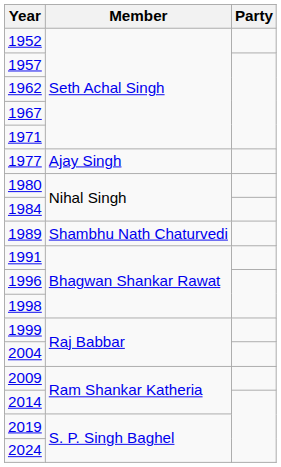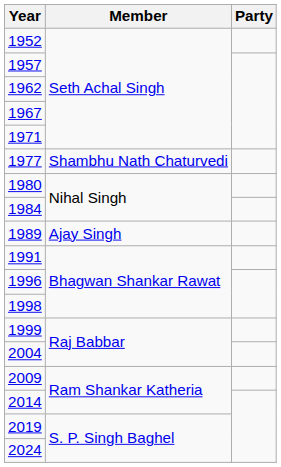(85, 161) Ajay Singh -> (138, 161) Shambhu Nath Chaturvedi
(138, 233) Shambhu Nath Chaturvedi -> (85, 233) Ajay Singh
